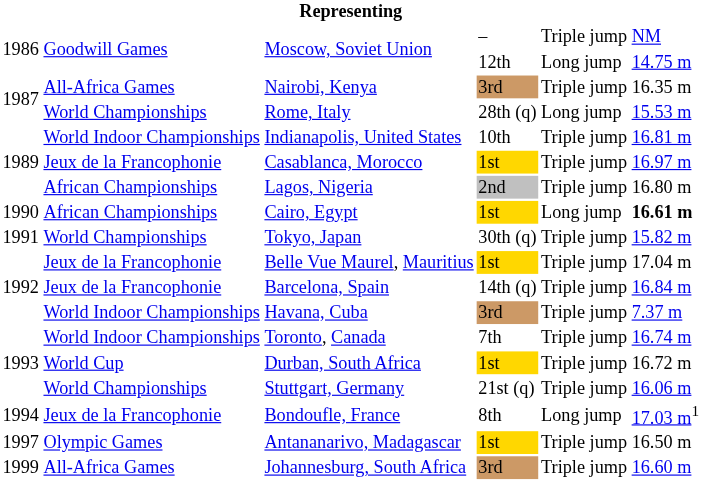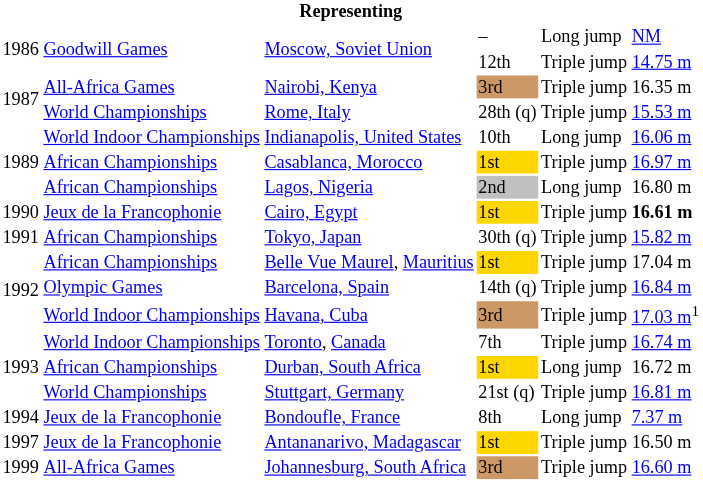(584, 36) Triple jump -> (581, 36) Long jump
(581, 61) Long jump -> (584, 61) Triple jump
(581, 111) Long jump -> (584, 111) Triple jump
(584, 137) Triple jump -> (581, 137) Long jump
(662, 137) 16.81 m -> (662, 137) 16.06 m
(132, 162) Jeux de la Francophonie -> (130, 162) African Championships
(584, 187) Triple jump -> (581, 187) Long jump
(130, 212) African Championships -> (132, 212) Jeux de la Francophonie
(581, 212) Long jump -> (584, 212) Triple jump
(125, 237) World Championships -> (130, 237) African Championships
(132, 262) Jeux de la Francophonie -> (130, 262) African Championships
(132, 287) Jeux de la Francophonie -> (103, 287) Olympic Games
(657, 312) 7.37 m -> (665, 315) 17.03 m1
(84, 362) World Cup -> (130, 367) African Championships
(584, 362) Triple jump -> (581, 367) Long jump
(662, 387) 16.06 m -> (662, 392) 16.81 m
(665, 415) 17.03 m1 -> (657, 417) 7.37 m
(103, 442) Olympic Games -> (132, 442) Jeux de la Francophonie
